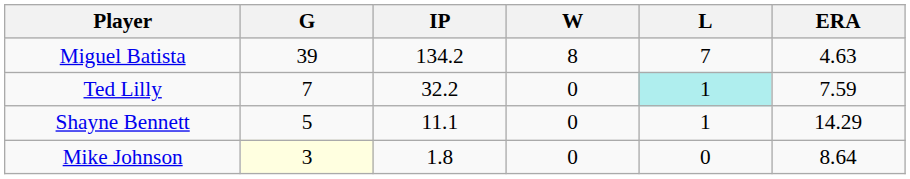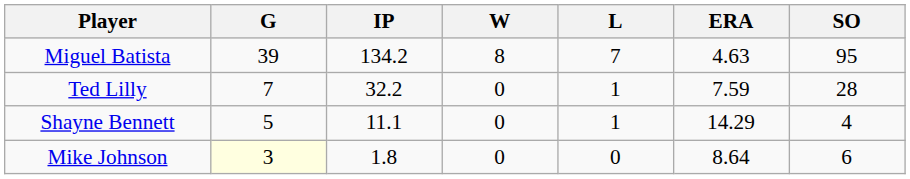+ column: (847, 21)
(705, 88) paleturquoise background -> (615, 88) no background
